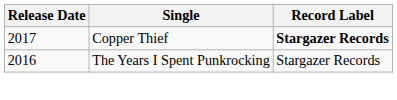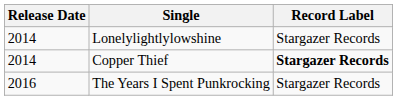+ row: (157, 38)
(22, 38) 2017 -> (22, 60) 2014
